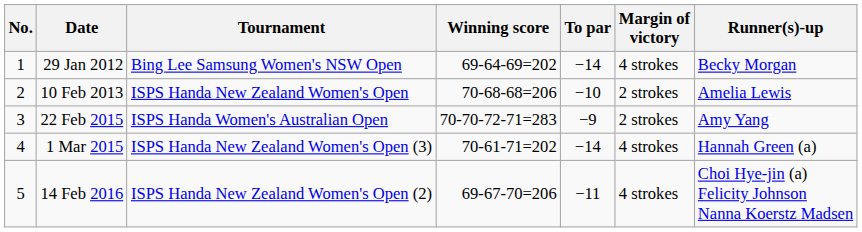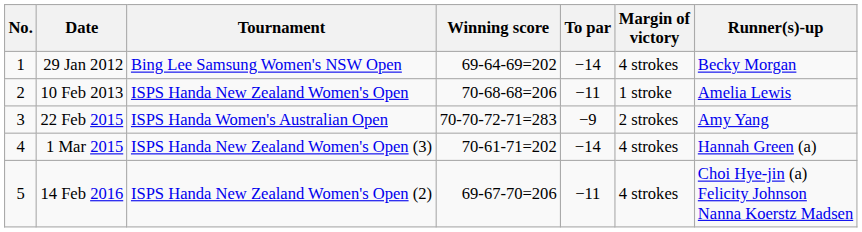(588, 92) −10 -> (588, 92) −11
(649, 92) 2 strokes -> (645, 92) 1 stroke
